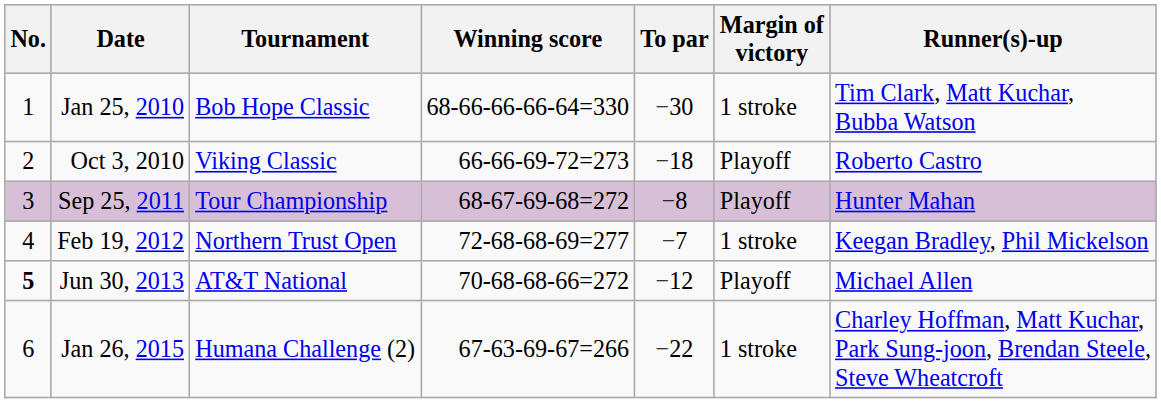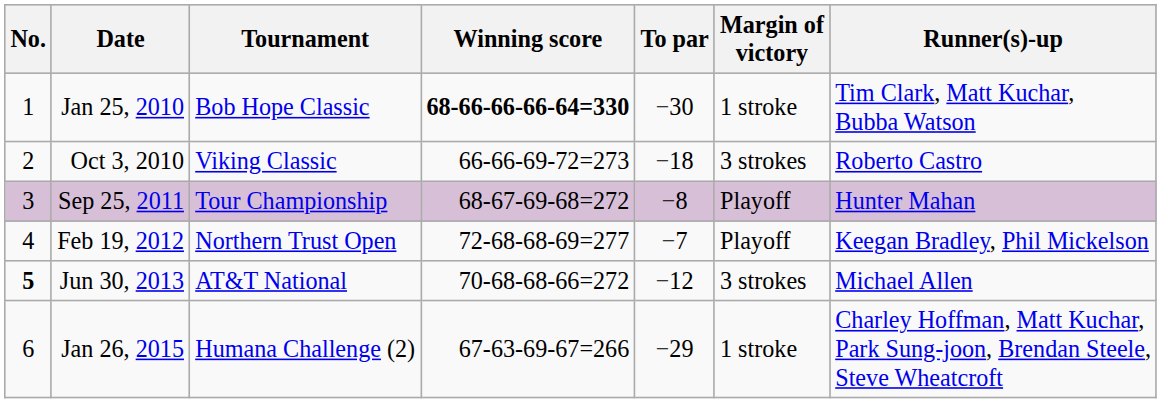(528, 107) normal -> (528, 107) bold
(755, 161) Playoff -> (763, 161) 3 strokes
(758, 241) 1 stroke -> (755, 241) Playoff
(755, 281) Playoff -> (763, 281) 3 strokes
(674, 349) −22 -> (675, 349) −29
